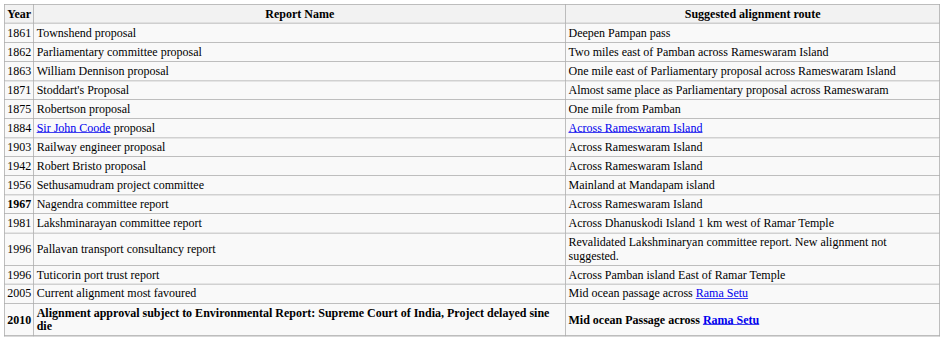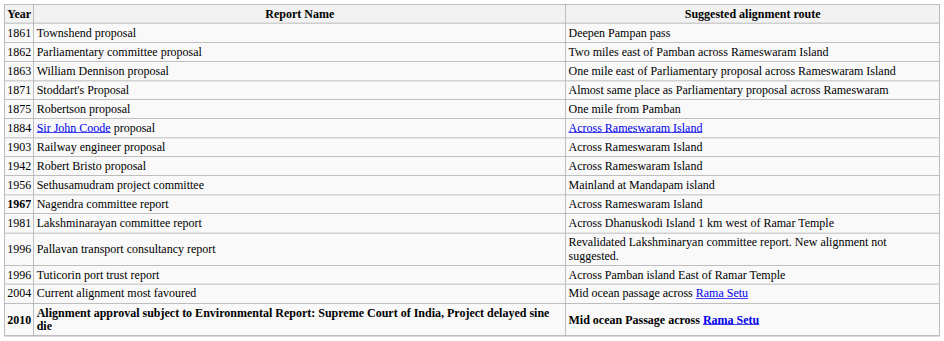(19, 293) 2005 -> (19, 293) 2004
